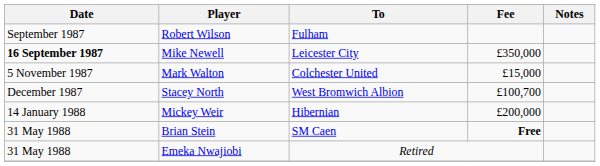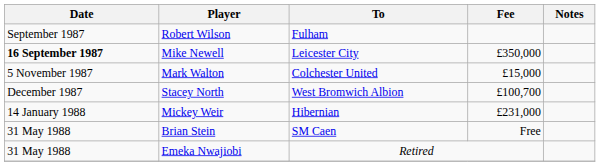(519, 112) £200,000 -> (519, 112) £231,000
(529, 131) bold -> (530, 131) normal
